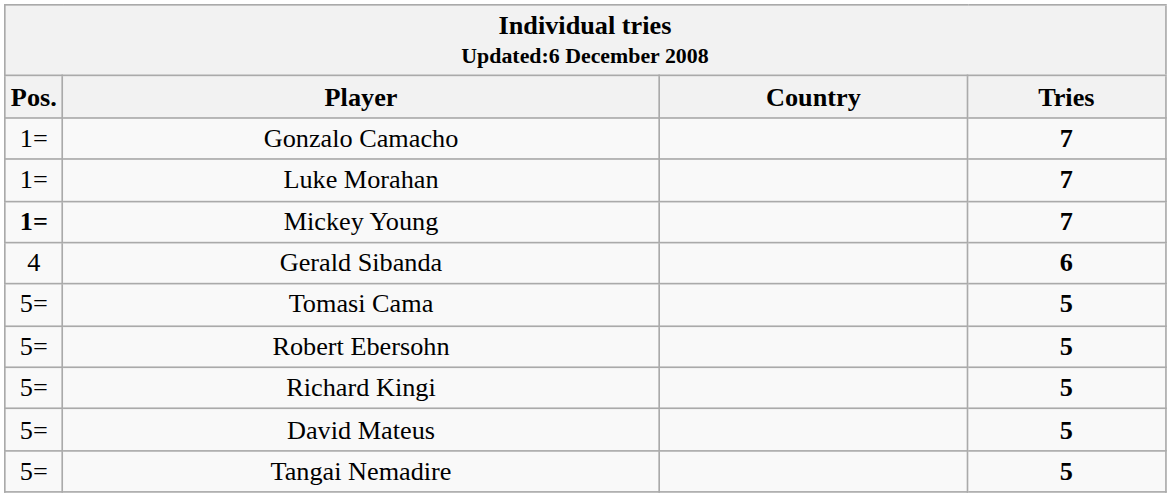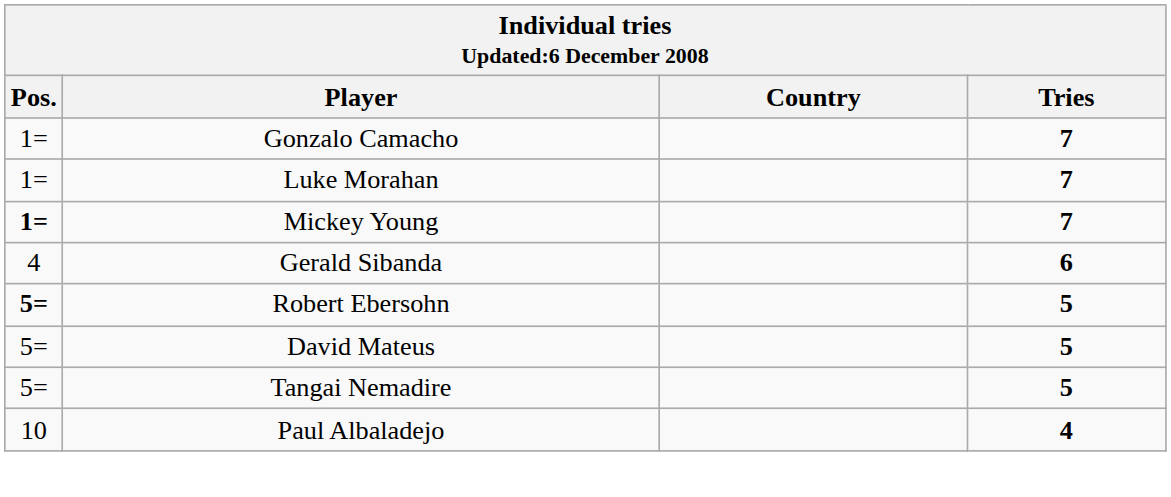- row: (361, 304)
(34, 346) normal -> (34, 304) bold
- row: (361, 387)
+ row: (361, 429)
